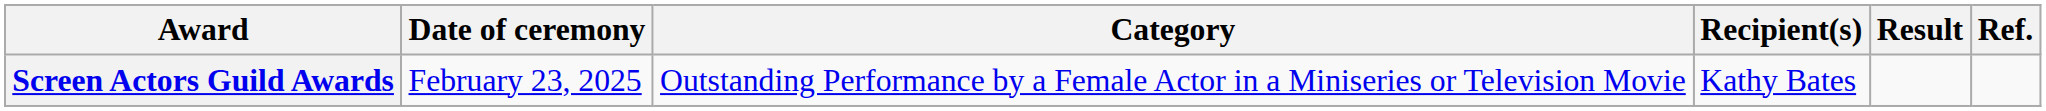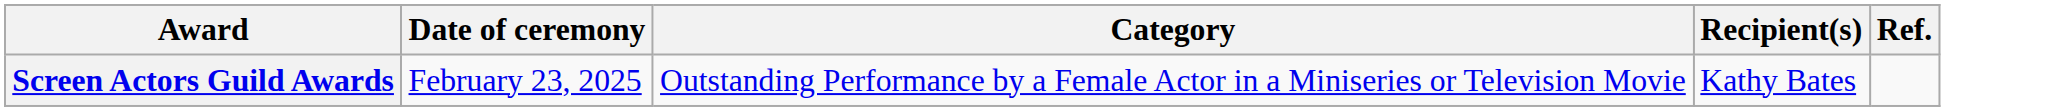- column: (1920, 29)
